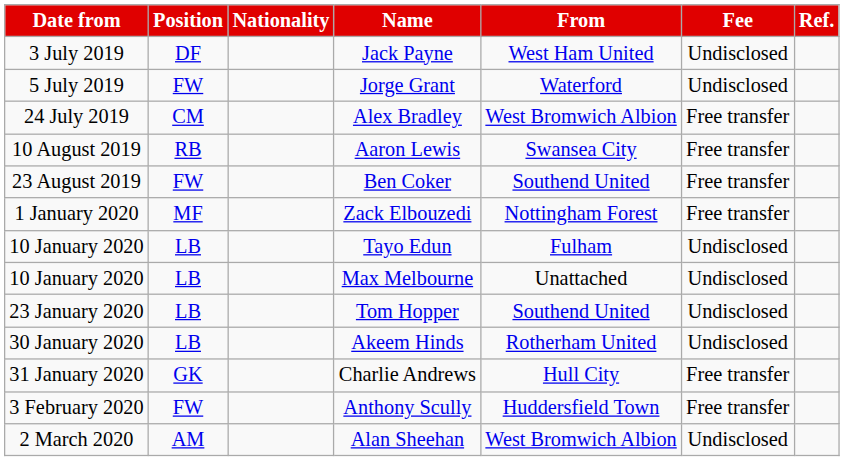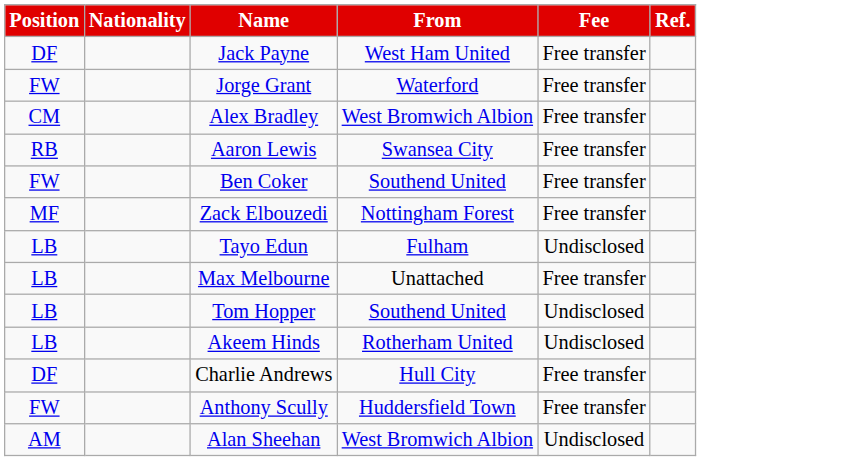- column: (76, 20)
(738, 52) Undisclosed -> (594, 52) Free transfer
(738, 85) Undisclosed -> (594, 85) Free transfer
(738, 278) Undisclosed -> (594, 278) Free transfer
(188, 375) GK -> (44, 375) DF
